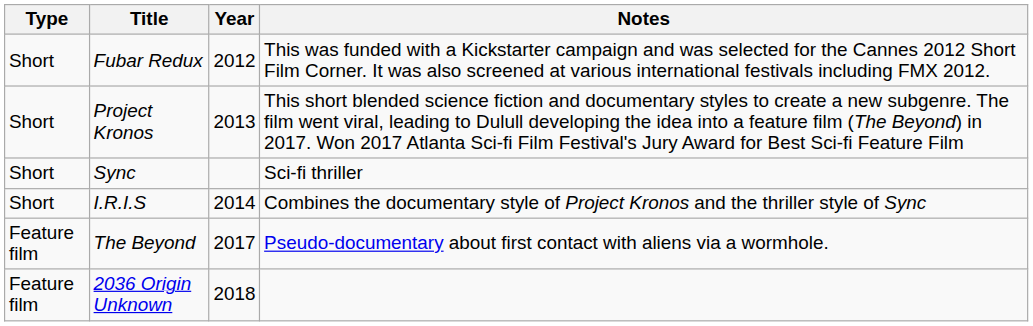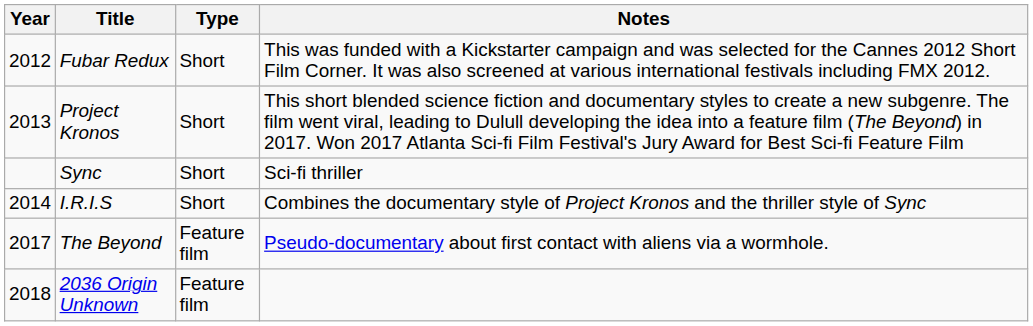columns swapped: (234, 19) <-> (47, 19)
